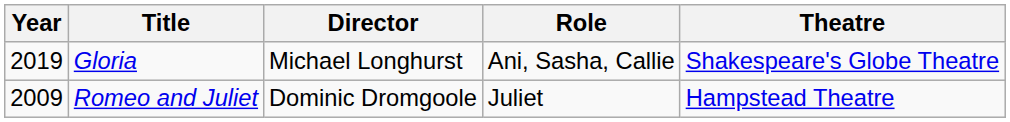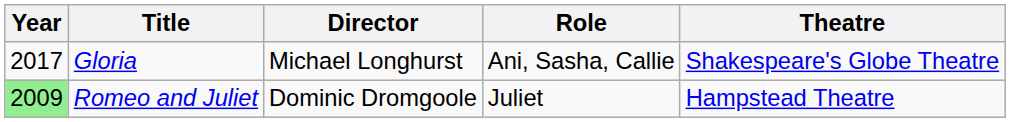(37, 60) 2019 -> (37, 60) 2017
(37, 98) no background -> (37, 98) lightgreen background
